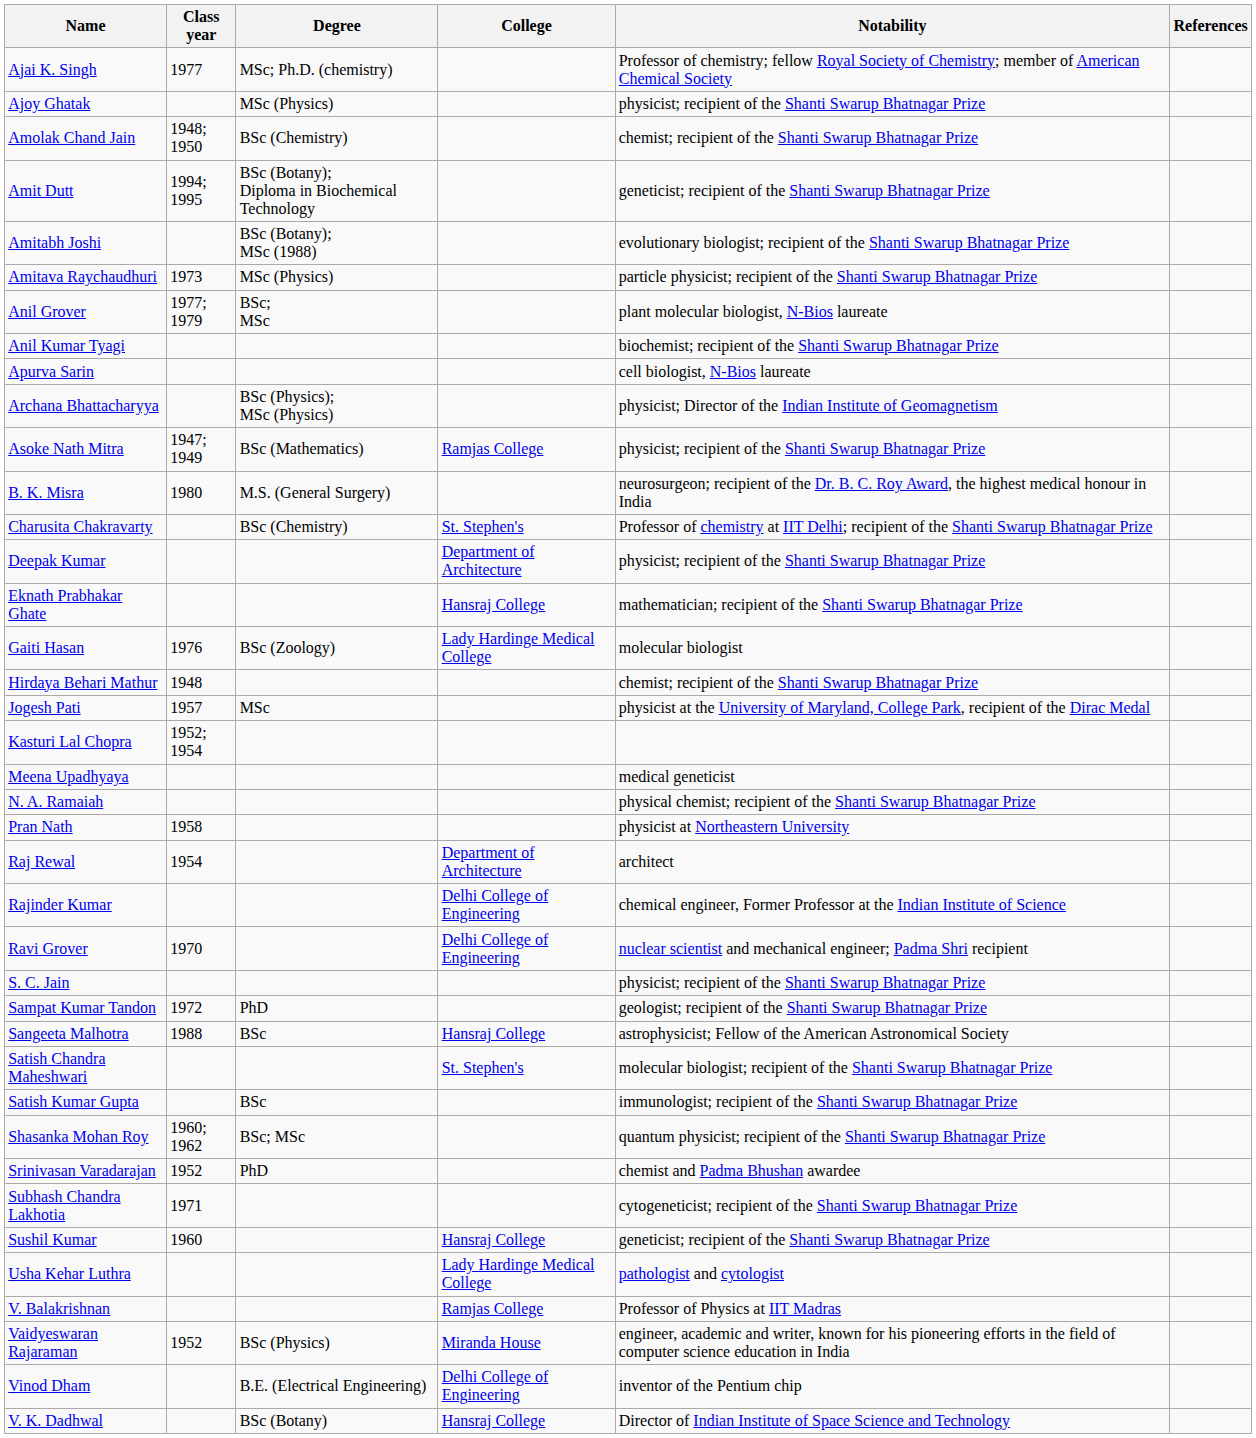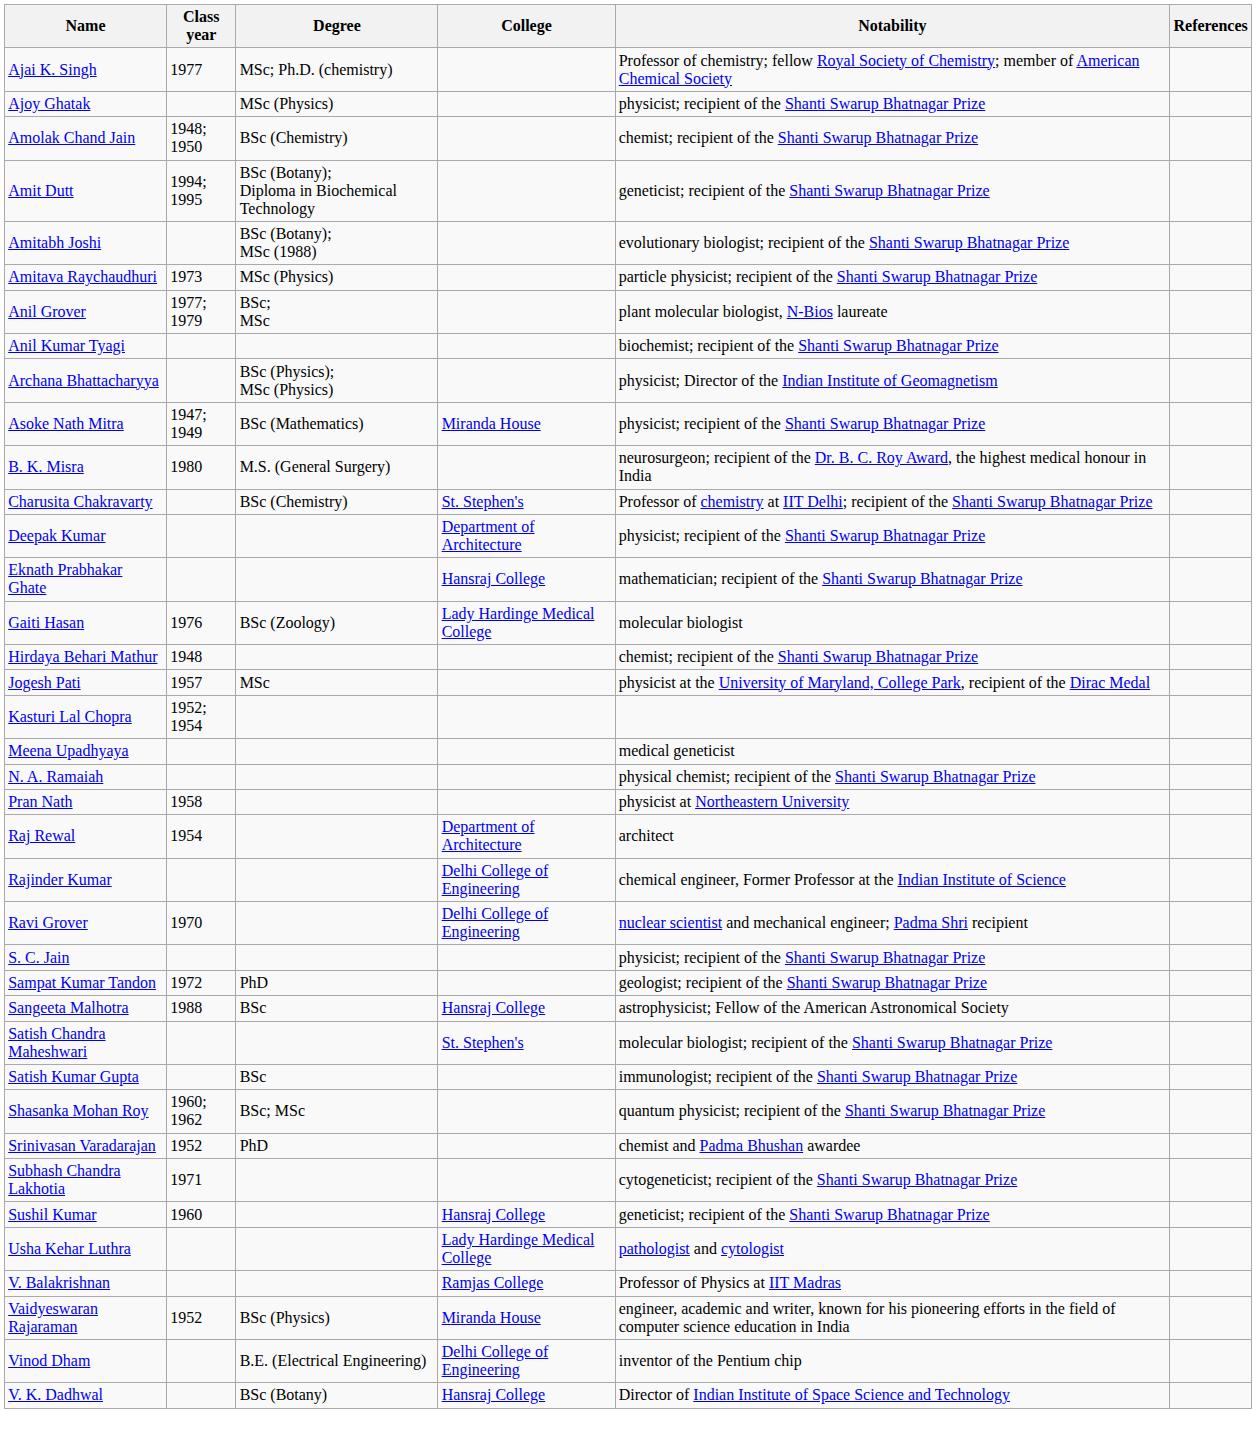- row: (51, 371)
(493, 449) Ramjas College -> (491, 423) Miranda House
